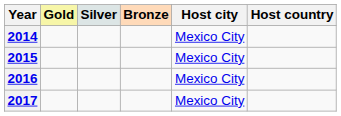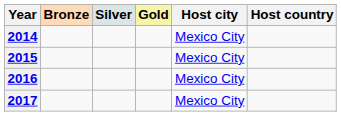columns swapped: (59, 15) <-> (146, 15)
